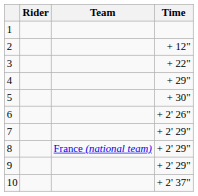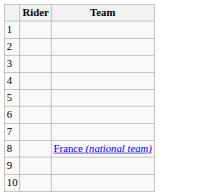- column: (174, 13)
